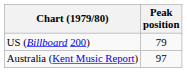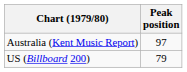rows swapped: (72, 59) <-> (48, 42)
